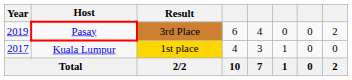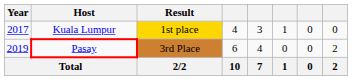rows swapped: (84, 49) <-> (84, 31)
